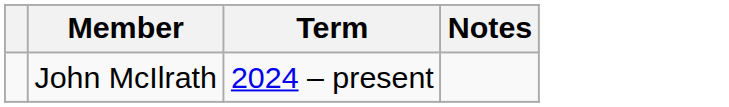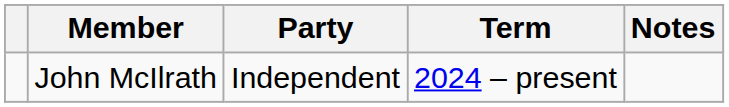+ column: (315, 28)
